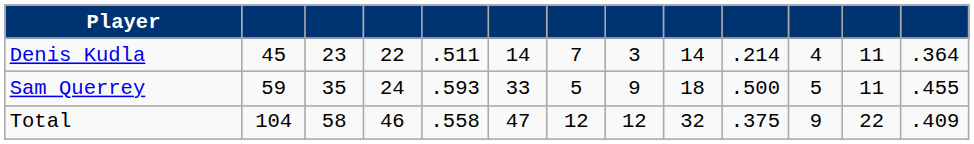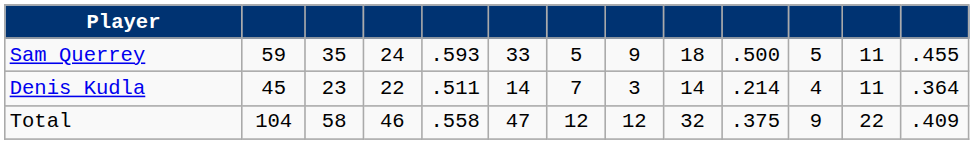rows swapped: (77, 88) <-> (77, 55)
